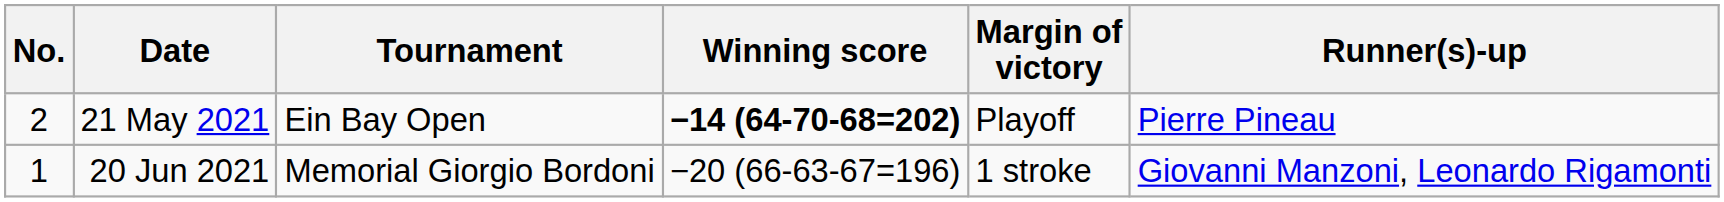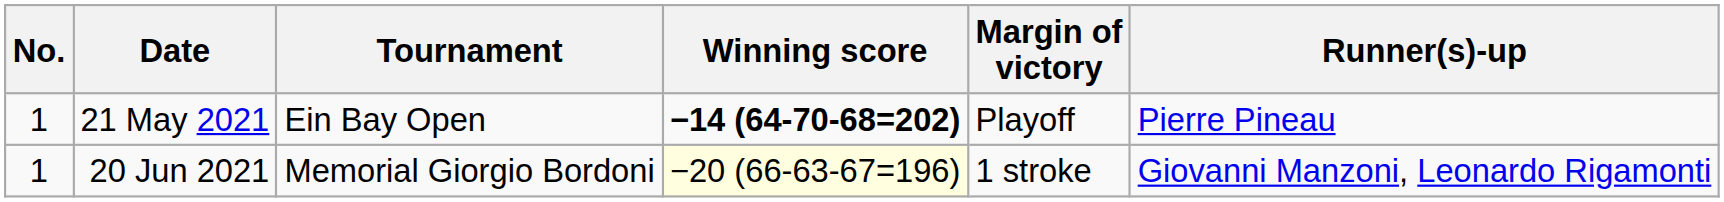(39, 119) 2 -> (39, 119) 1
(815, 171) no background -> (815, 171) lightyellow background
